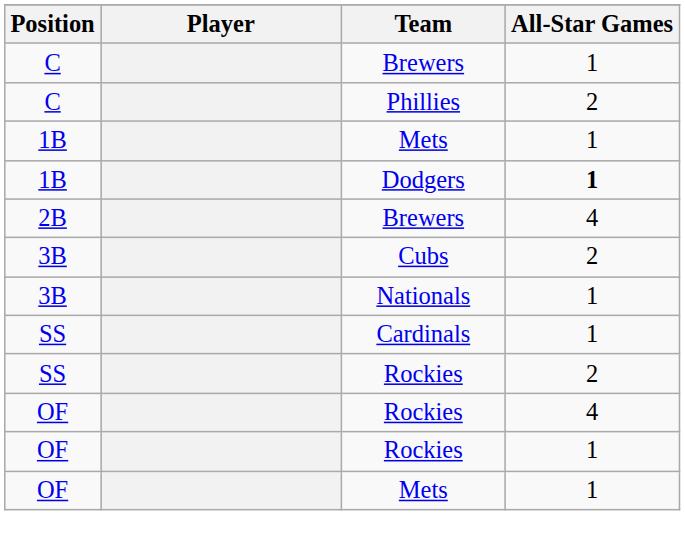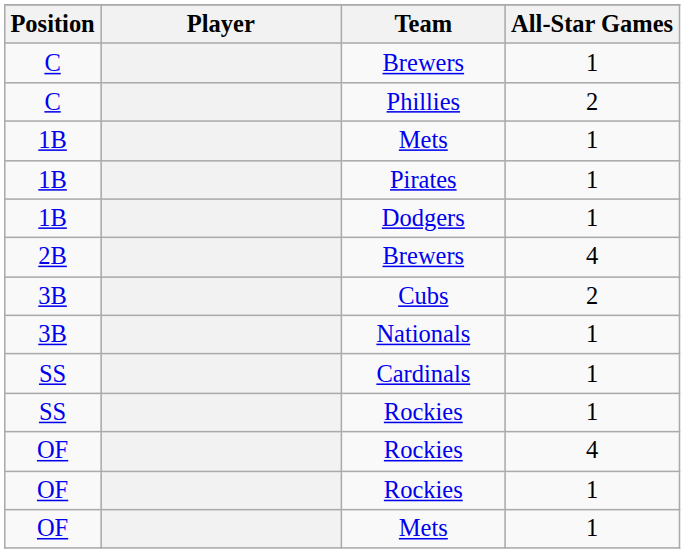+ row: (53, 179)
(592, 179) bold -> (592, 218) normal
(592, 373) 2 -> (592, 412) 1
